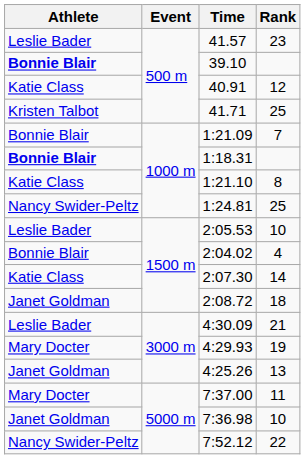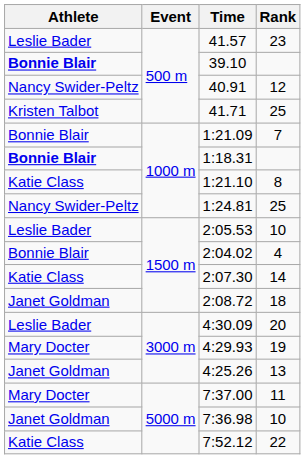(46, 88) Katie Class -> (73, 88) Nancy Swider-Peltz
(278, 324) 21 -> (278, 324) 20
(73, 443) Nancy Swider-Peltz -> (46, 443) Katie Class
